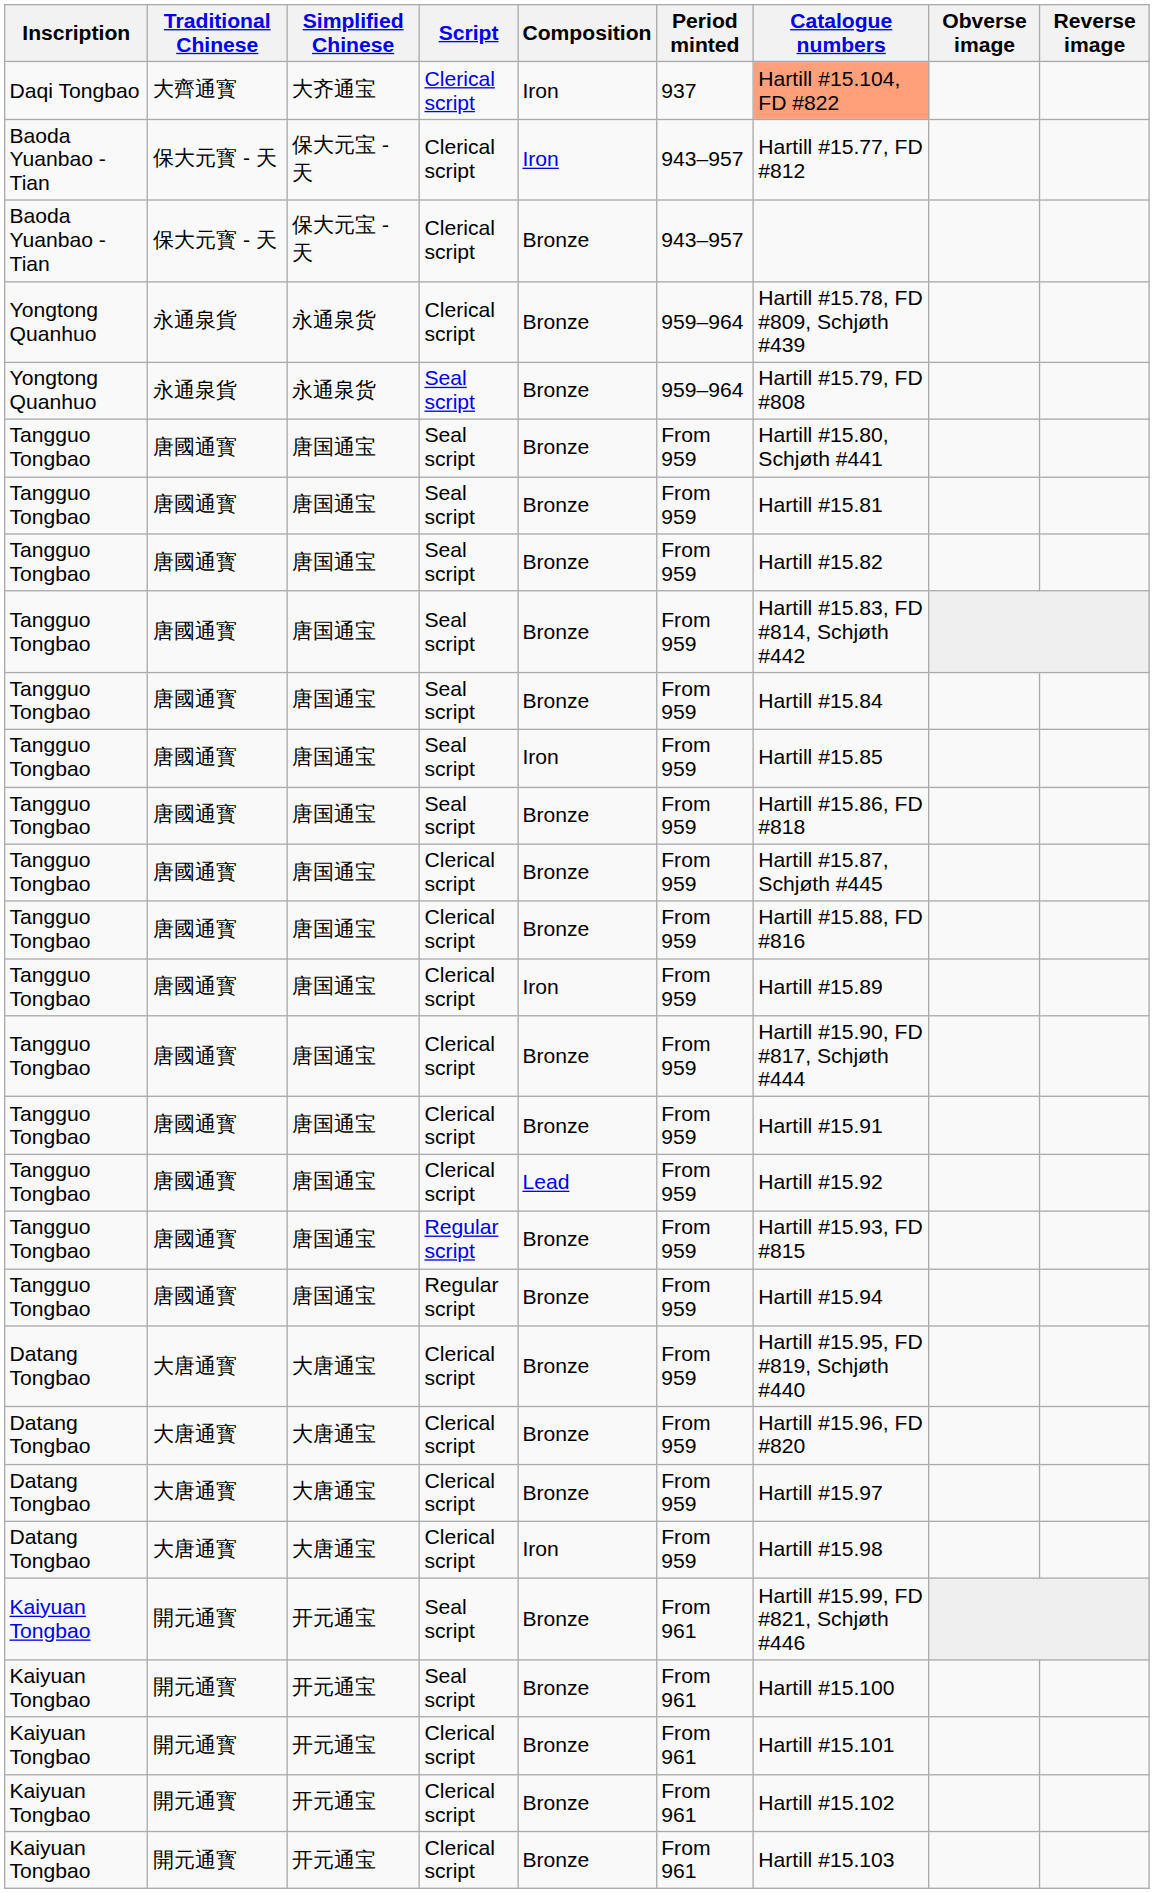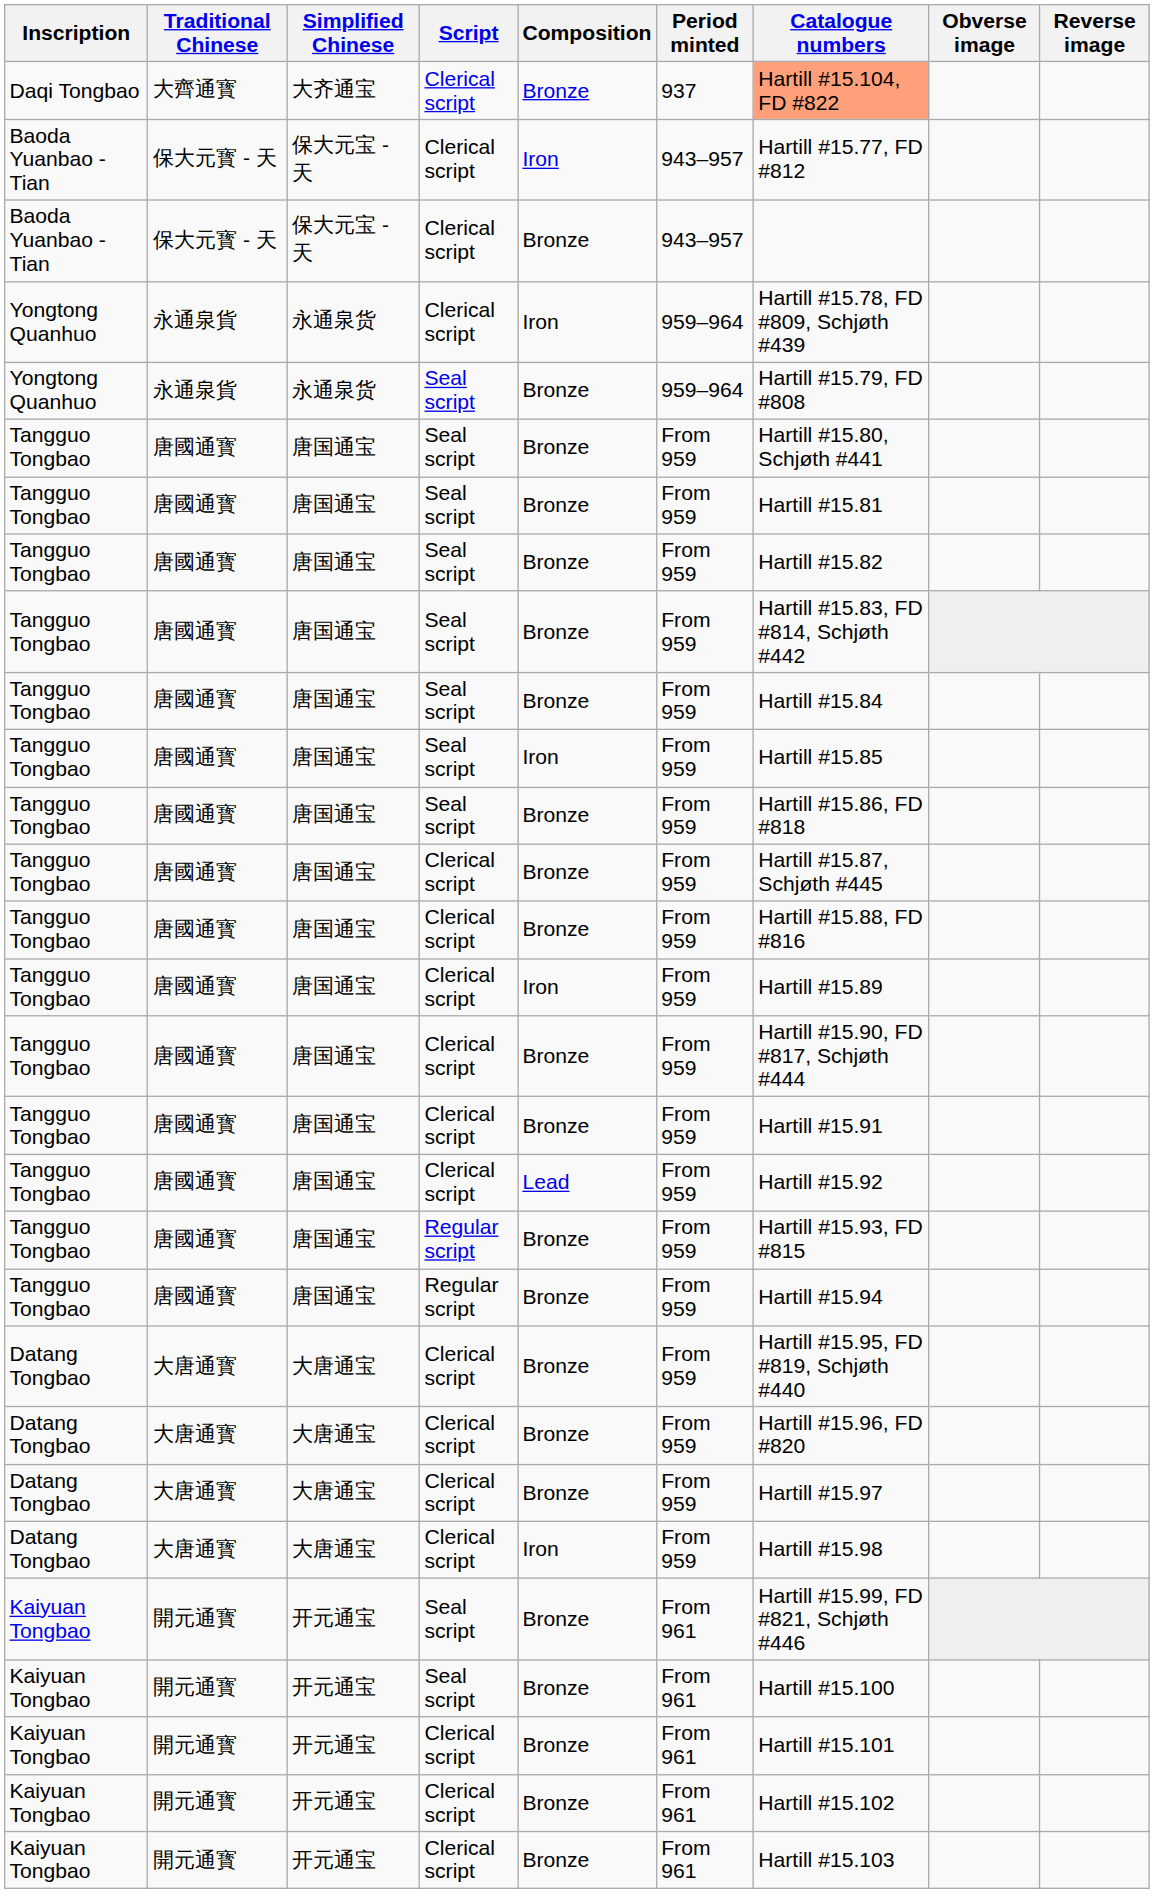(541, 90) Iron -> (556, 90) Bronze
(556, 321) Bronze -> (541, 321) Iron
